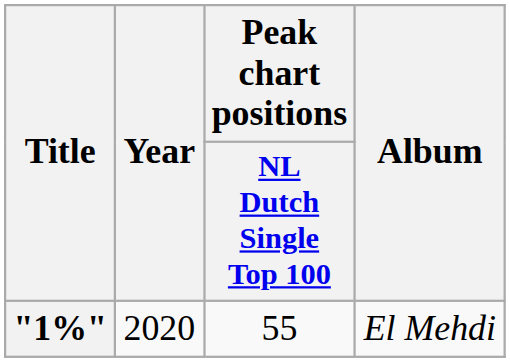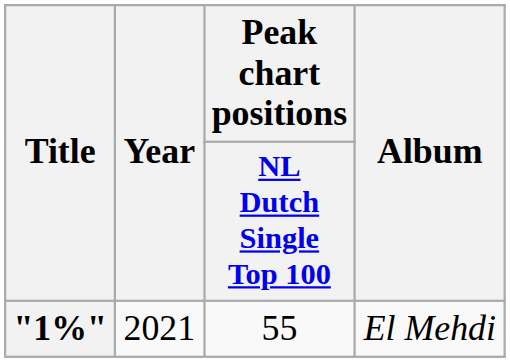(159, 328) 2020 -> (159, 328) 2021
